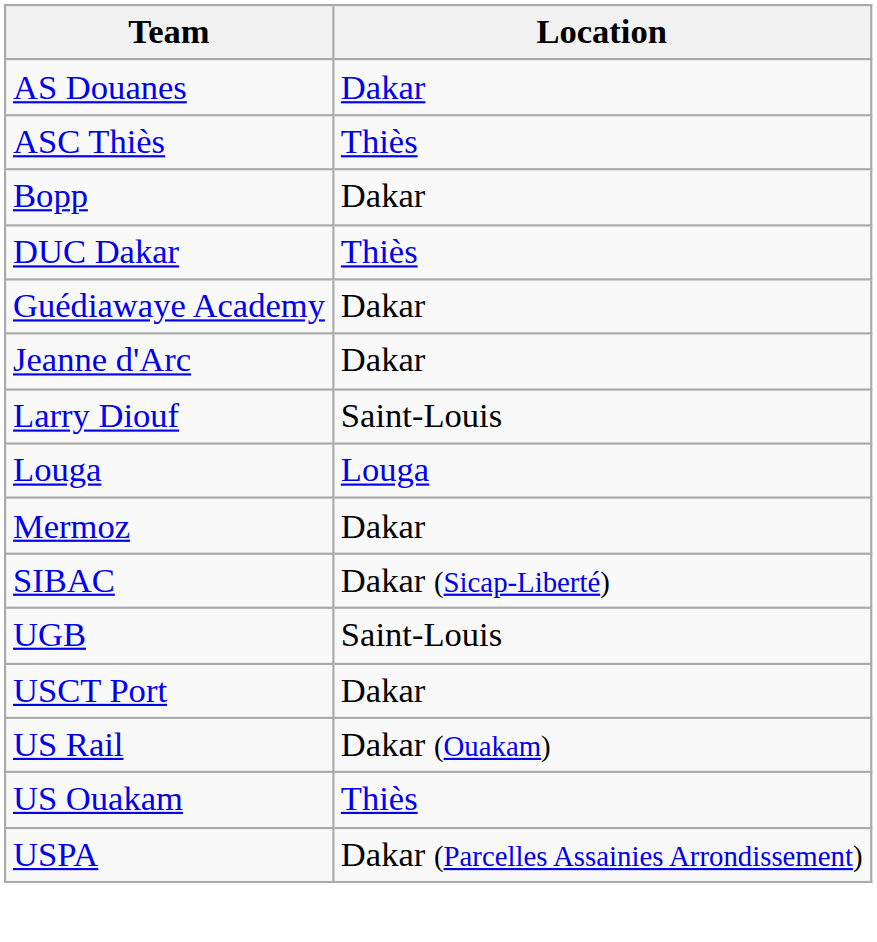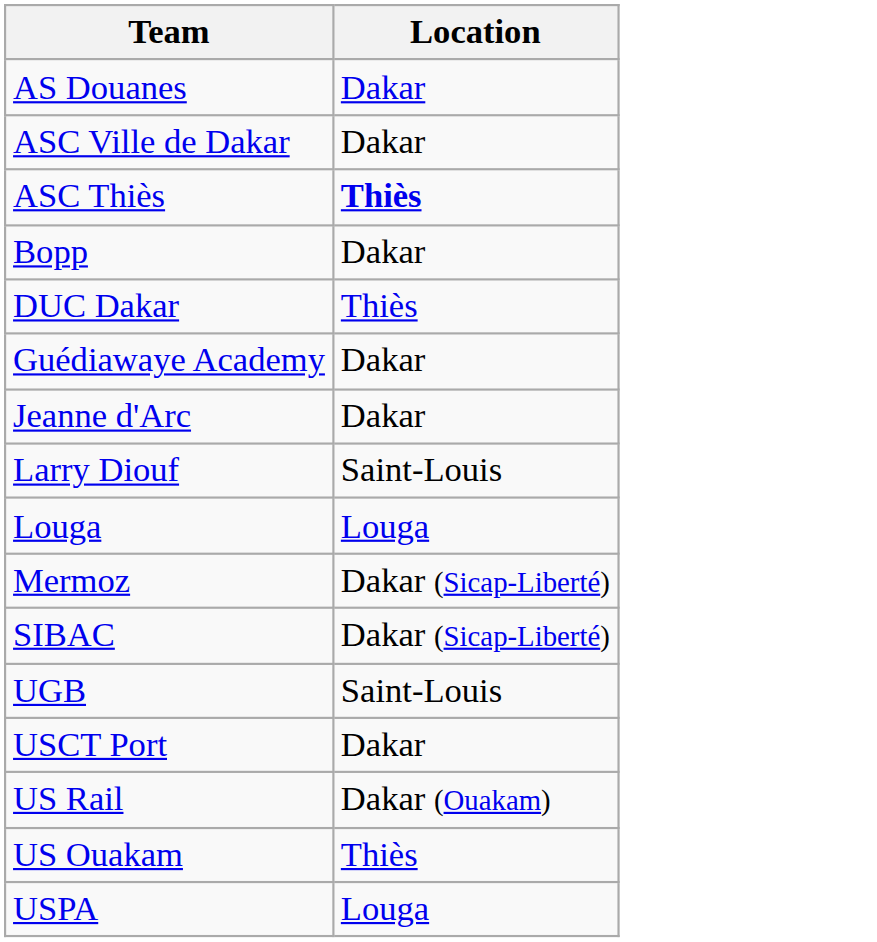+ row: (151, 141)
(379, 141) normal -> (381, 196) bold
(383, 525) Dakar -> (475, 580) Dakar (Sicap-Liberté)
(602, 854) Dakar (Parcelles Assainies Arrondissement) -> (385, 908) Louga
